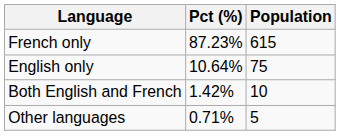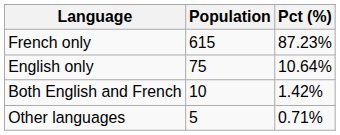columns swapped: (291, 17) <-> (216, 17)
